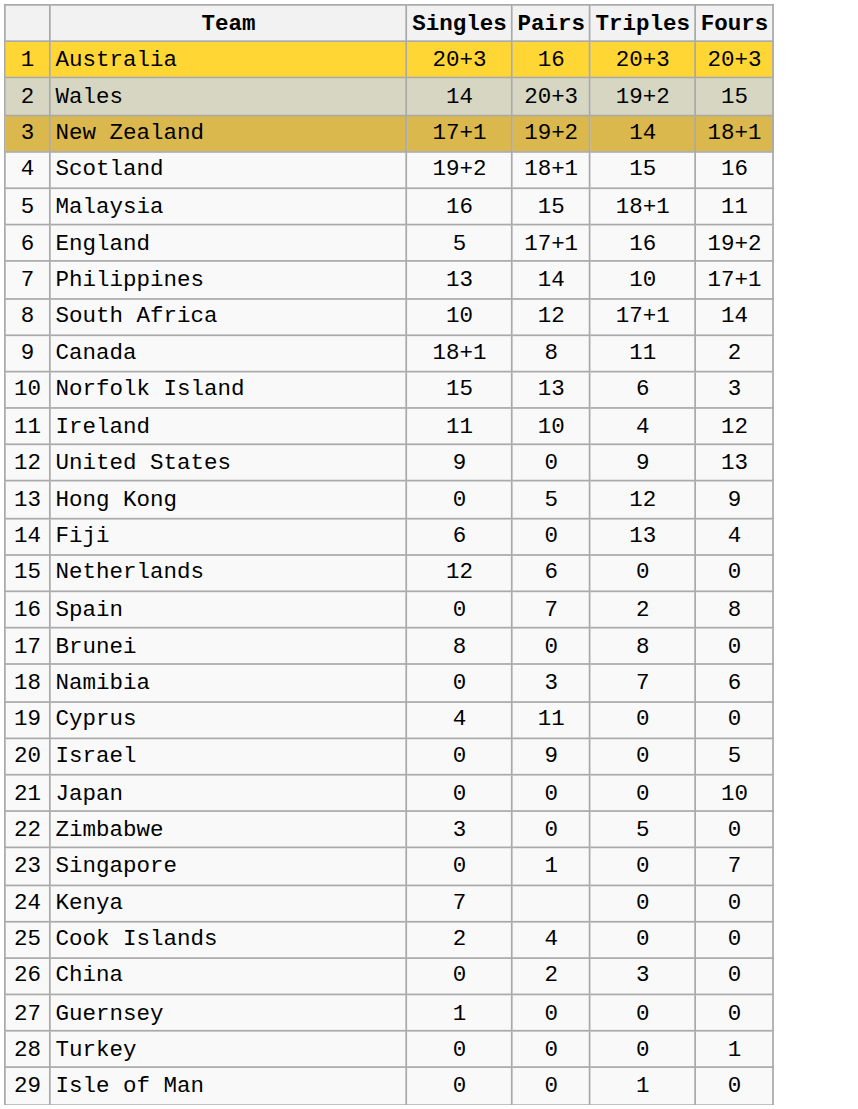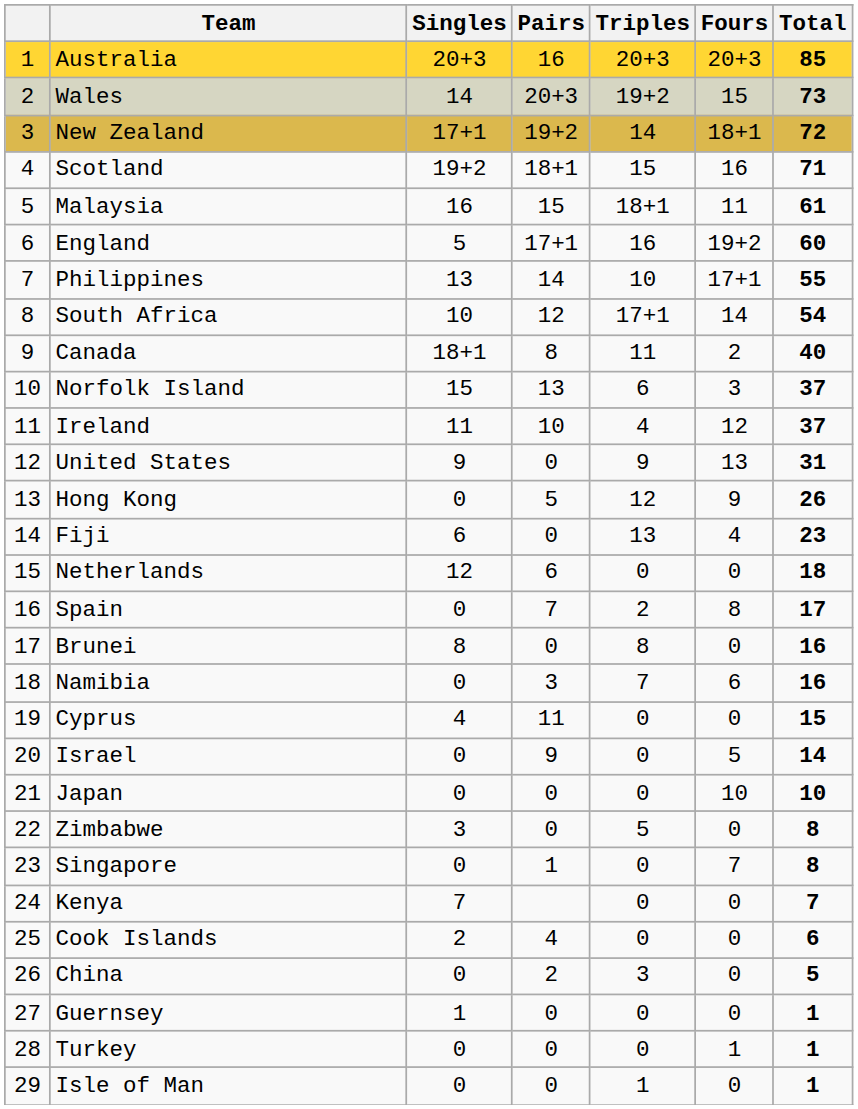+ column: (813, 23)
